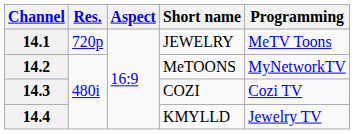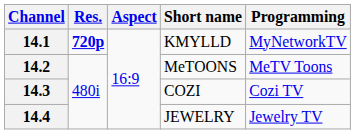(88, 41) normal -> (88, 41) bold
(198, 41) JEWELRY -> (198, 41) KMYLLD
(290, 41) MeTV Toons -> (298, 41) MyNetworkTV
(297, 66) MyNetworkTV -> (291, 66) MeTV Toons
(197, 116) KMYLLD -> (199, 116) JEWELRY
